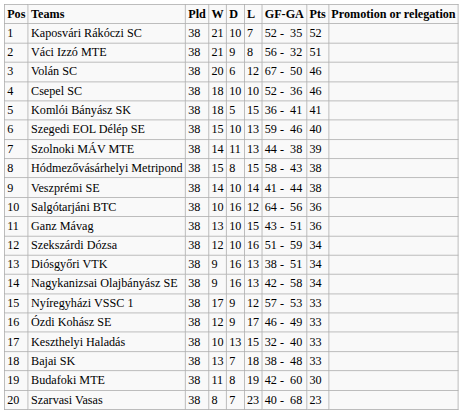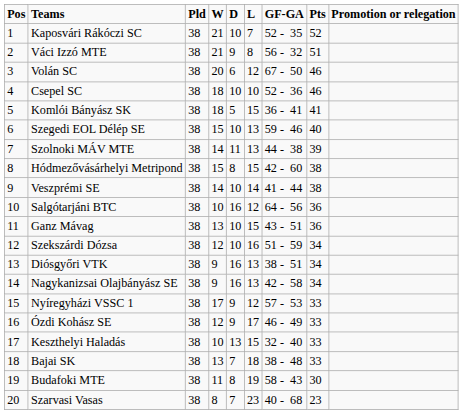(283, 168) 58 - 43 -> (283, 168) 42 - 60
(283, 380) 42 - 60 -> (283, 380) 58 - 43
